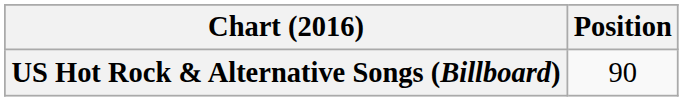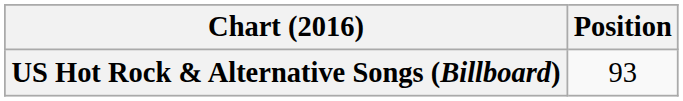(623, 72) 90 -> (623, 72) 93
